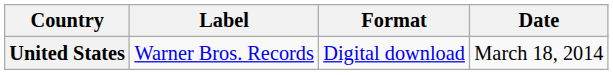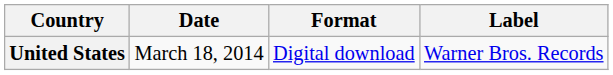columns swapped: (539, 20) <-> (224, 20)
